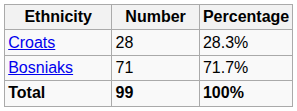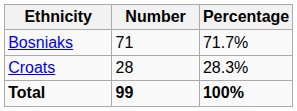rows swapped: (41, 67) <-> (32, 42)
